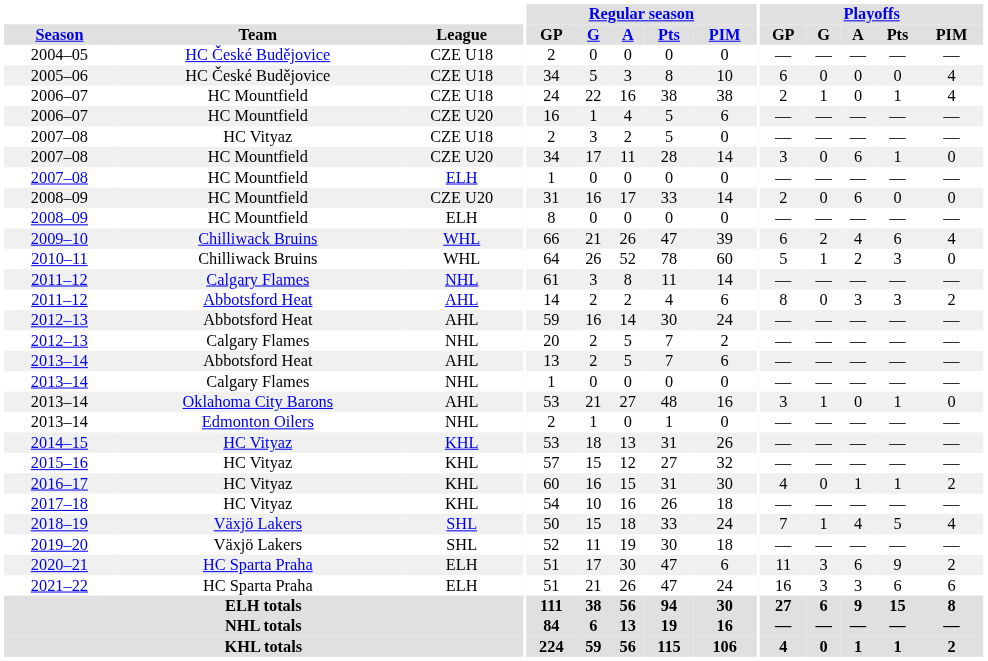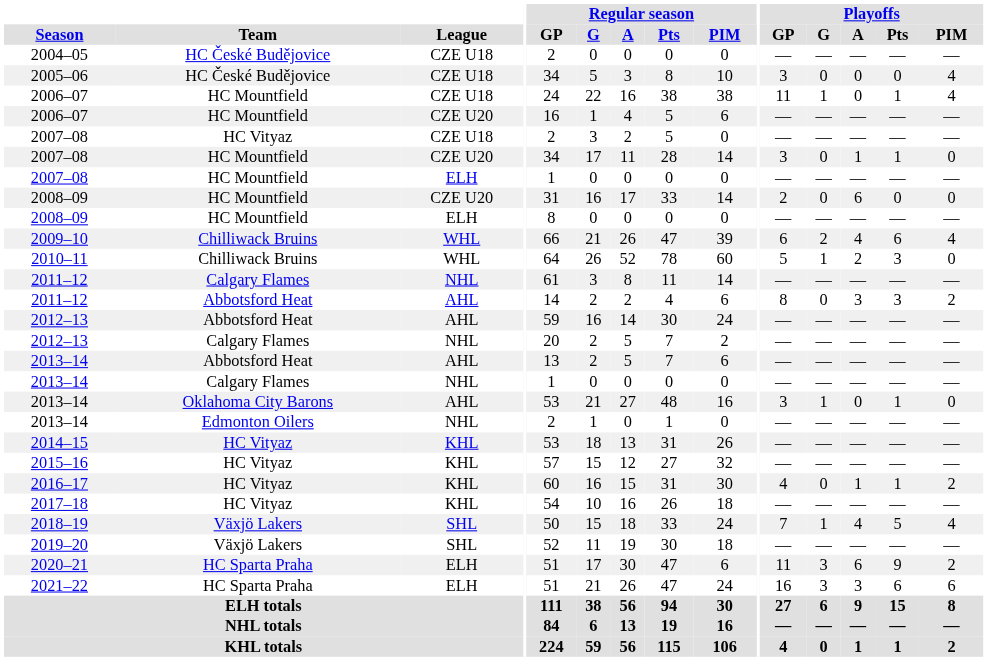(783, 75) 6 -> (783, 75) 3
(783, 95) 2 -> (783, 95) 11
(858, 156) 6 -> (858, 156) 1
